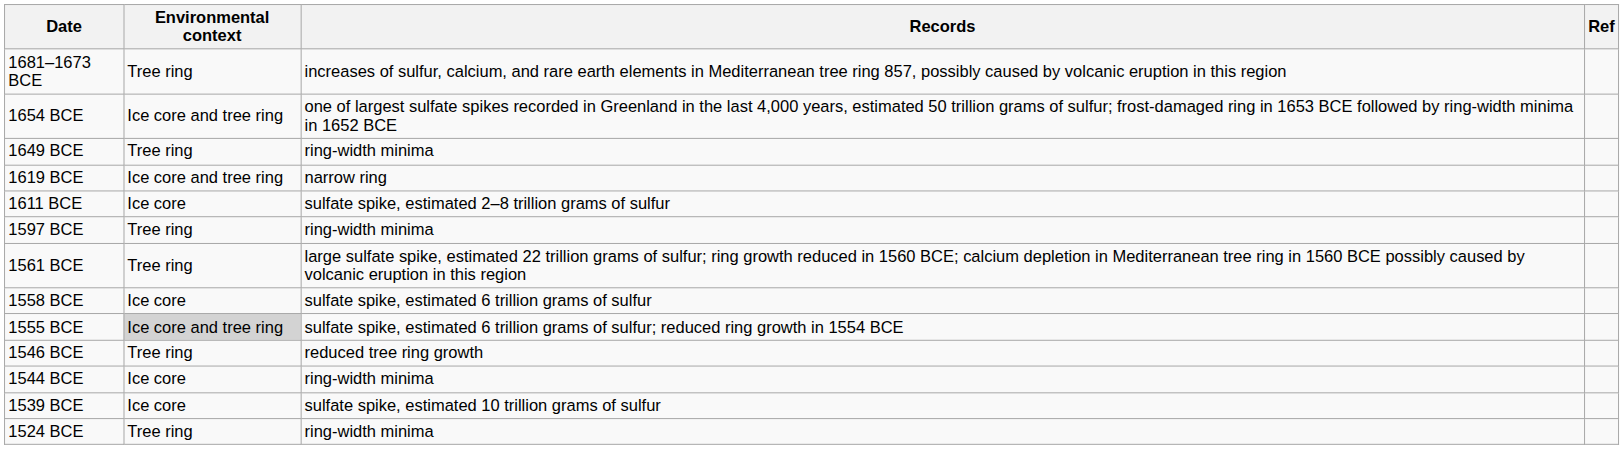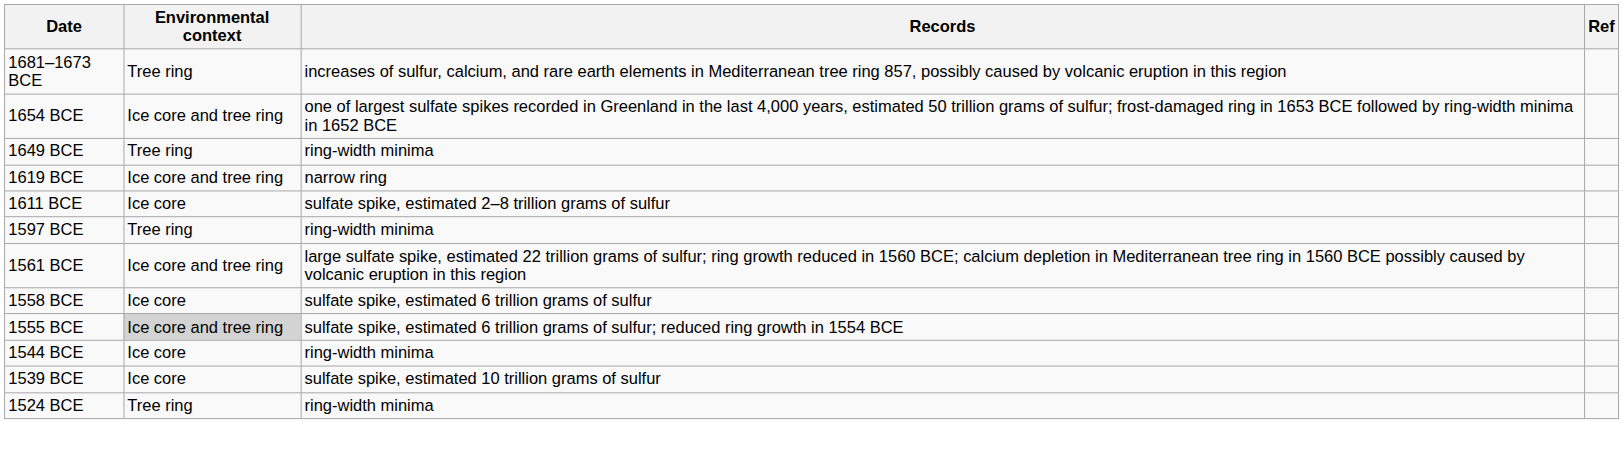(160, 265) Tree ring -> (205, 265) Ice core and tree ring
- row: (46, 353)
